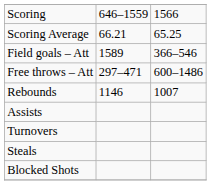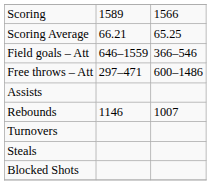(123, 14) 646–1559 -> (111, 14) 1589
(111, 53) 1589 -> (123, 53) 646–1559
rows swapped: (32, 92) <-> (25, 111)
